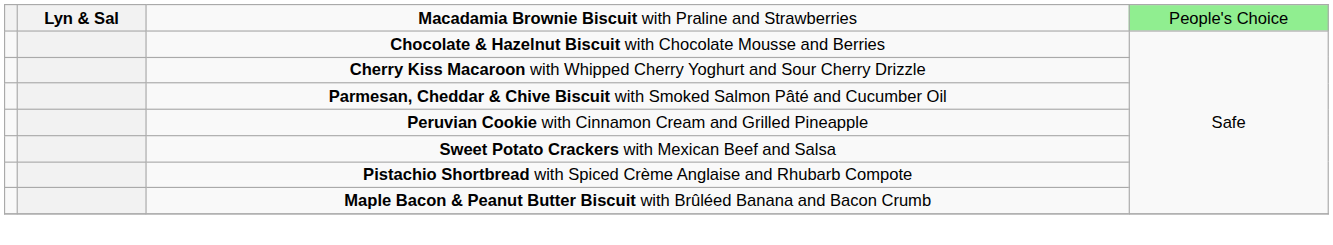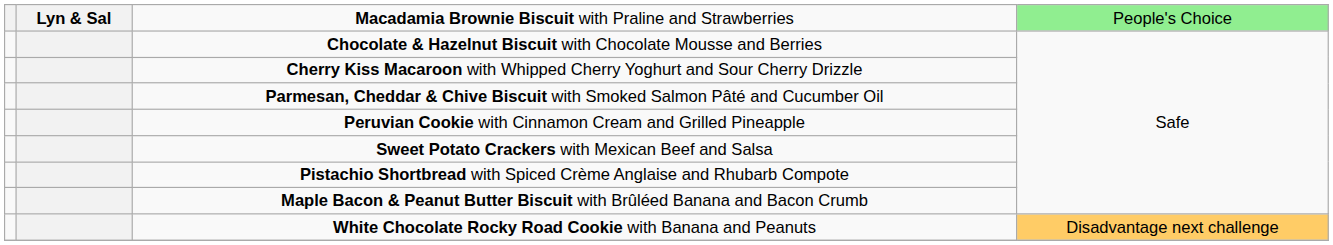+ row: (575, 227)
